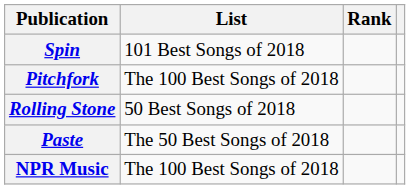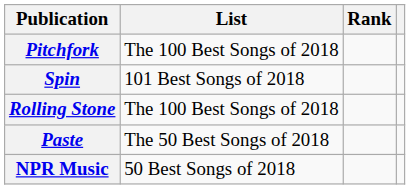rows swapped: (62, 49) <-> (62, 79)
(210, 109) 50 Best Songs of 2018 -> (231, 109) The 100 Best Songs of 2018
(231, 169) The 100 Best Songs of 2018 -> (210, 169) 50 Best Songs of 2018
